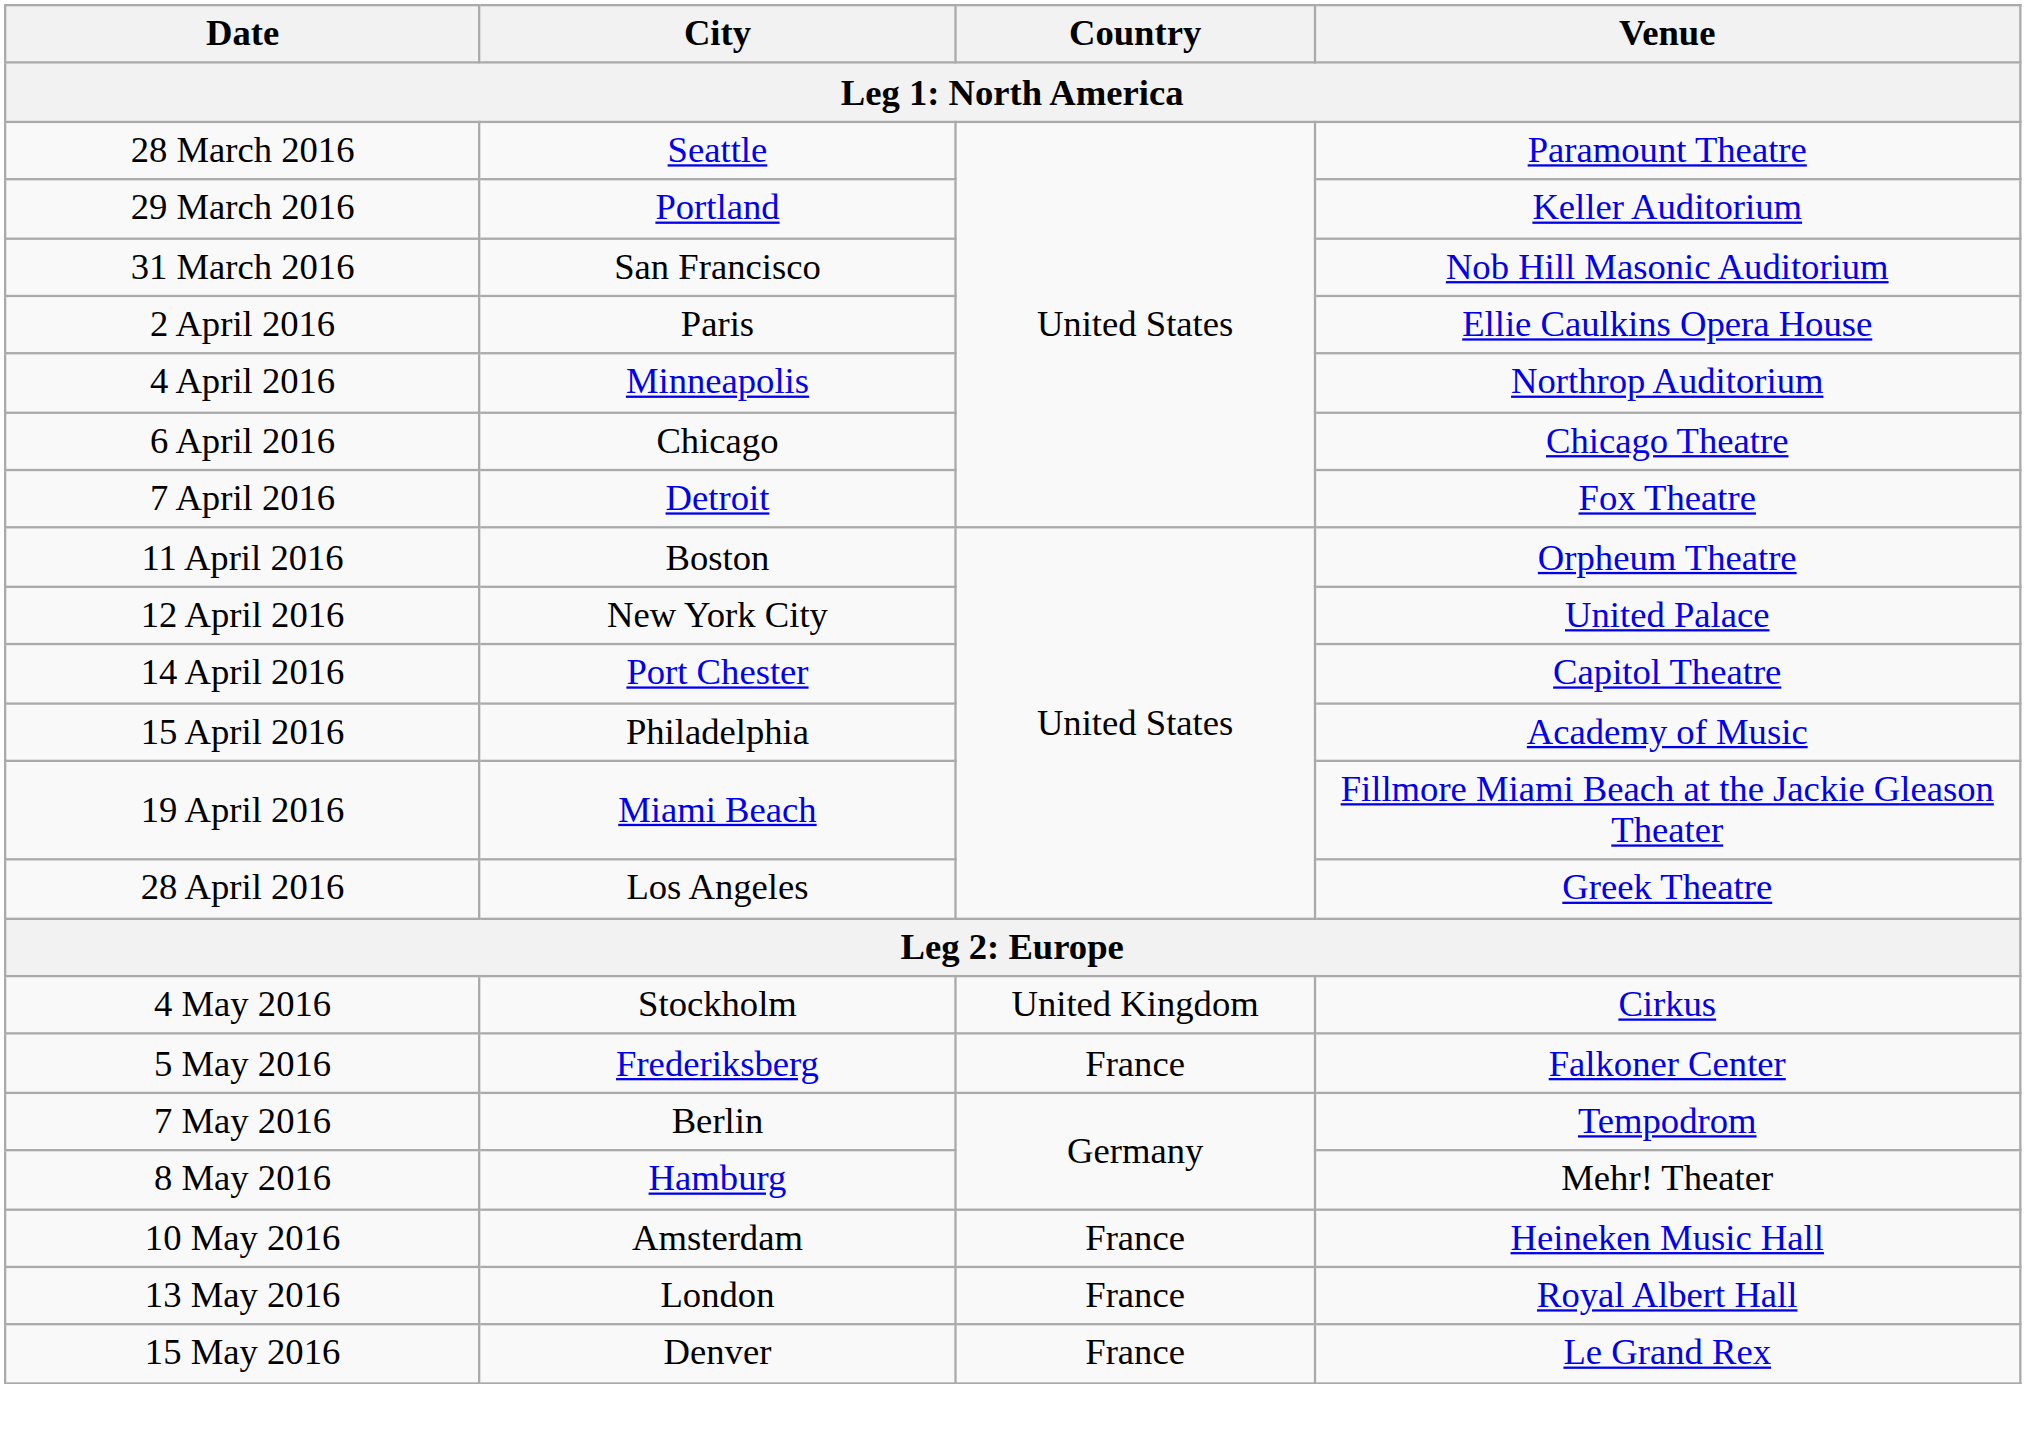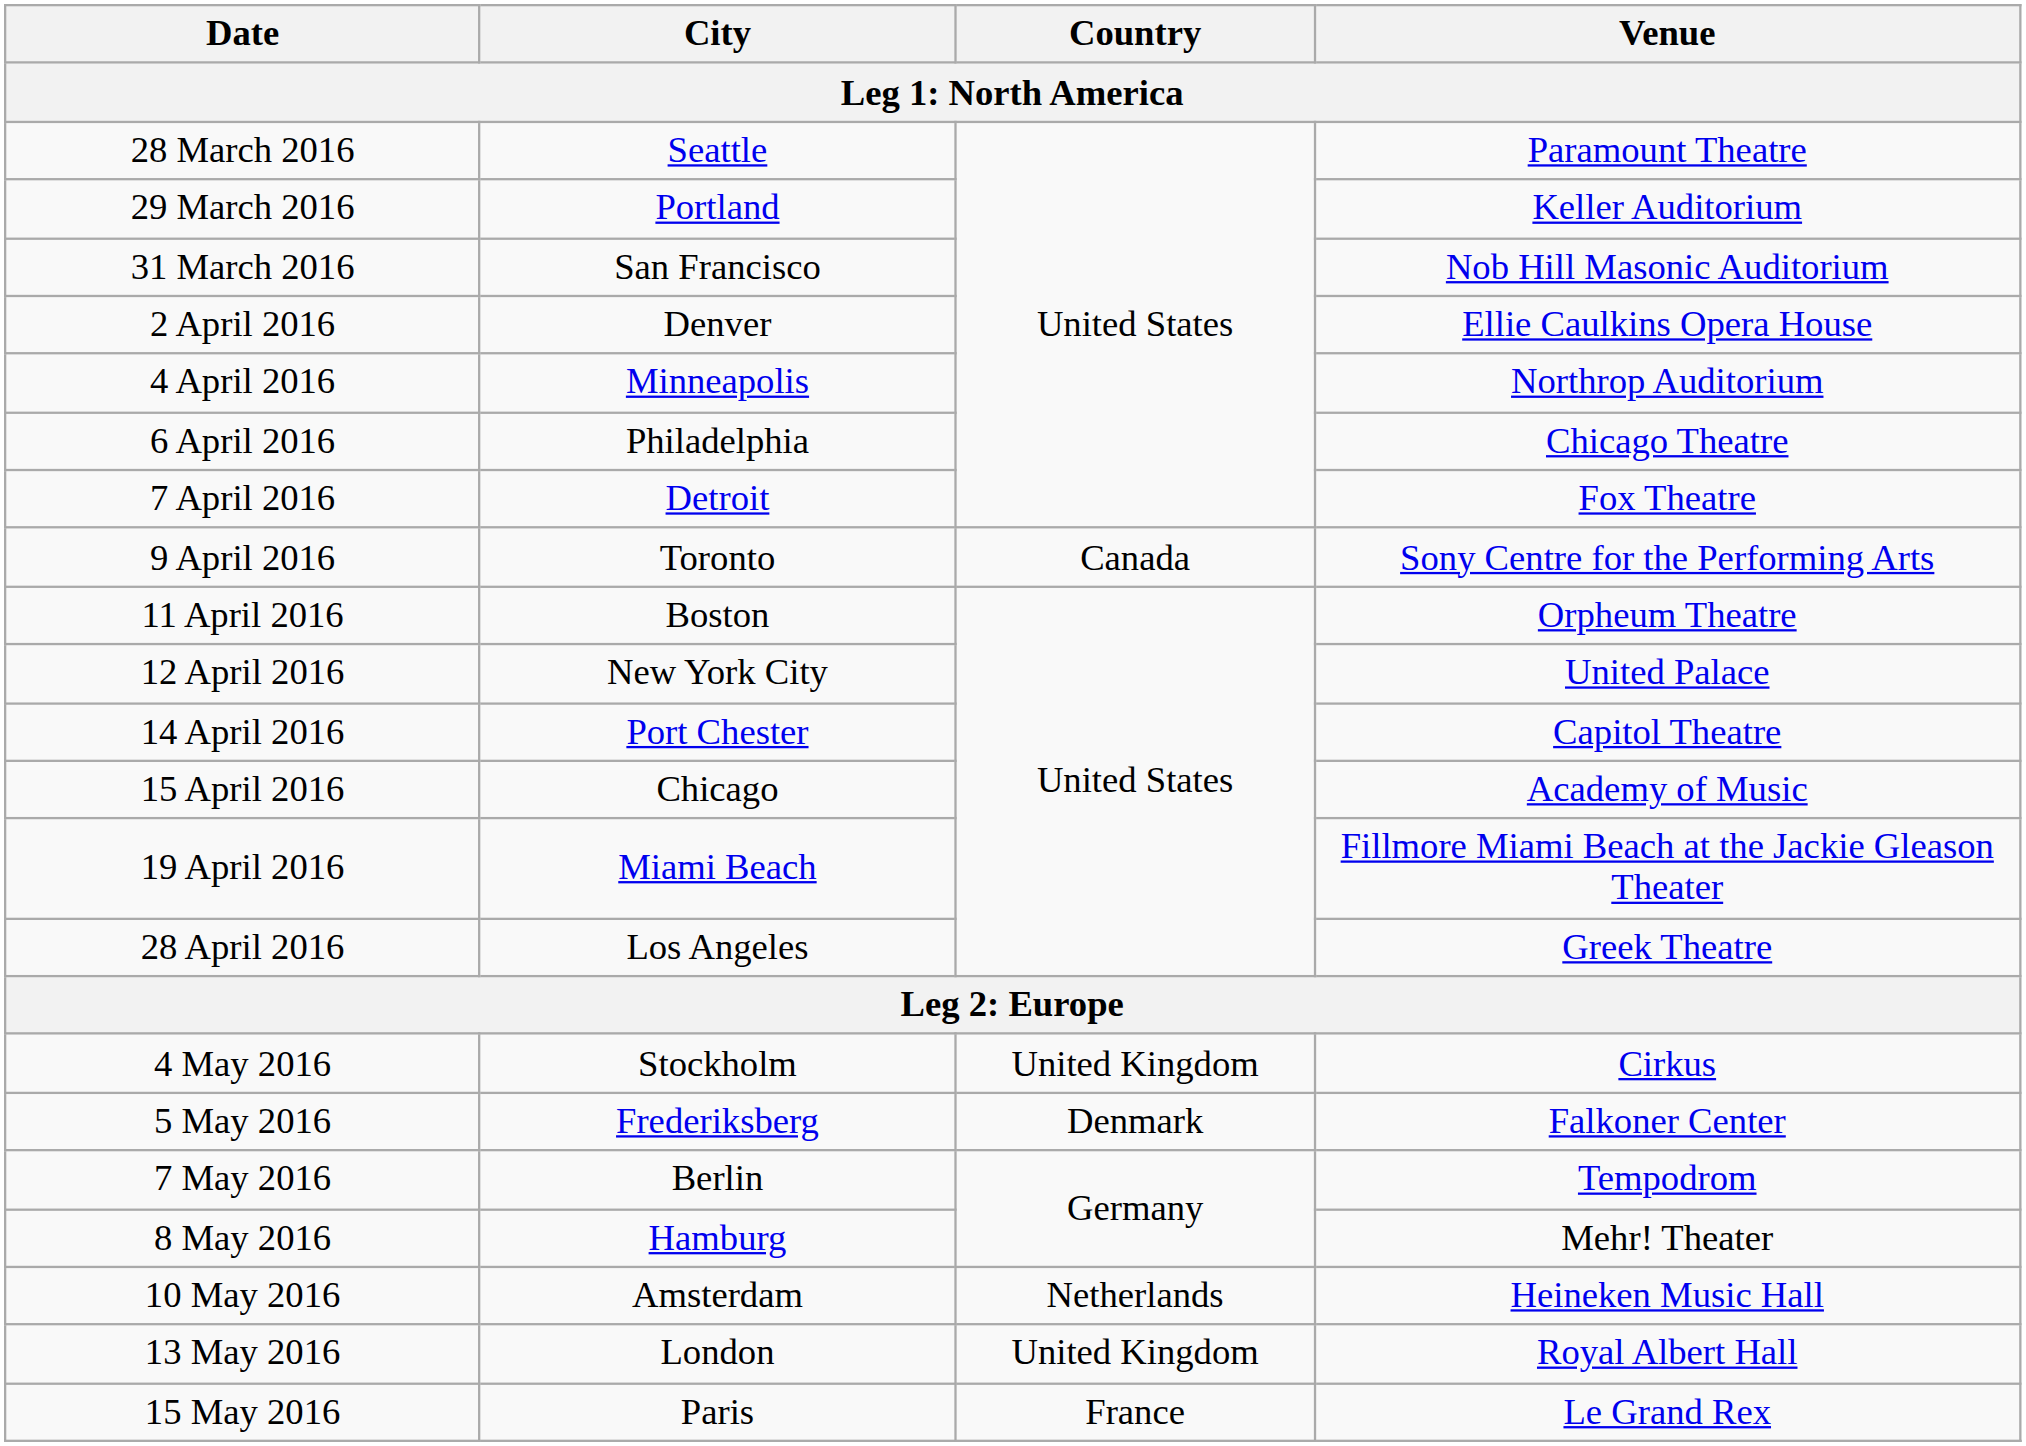(717, 324) Paris -> (717, 324) Denver
(717, 440) Chicago -> (717, 440) Philadelphia
+ row: (243, 556)
(717, 730) Philadelphia -> (717, 788) Chicago
(1135, 1062) France -> (1135, 1120) Denmark
(1135, 1236) France -> (1135, 1295) Netherlands
(1135, 1295) France -> (1135, 1353) United Kingdom
(717, 1353) Denver -> (717, 1411) Paris
